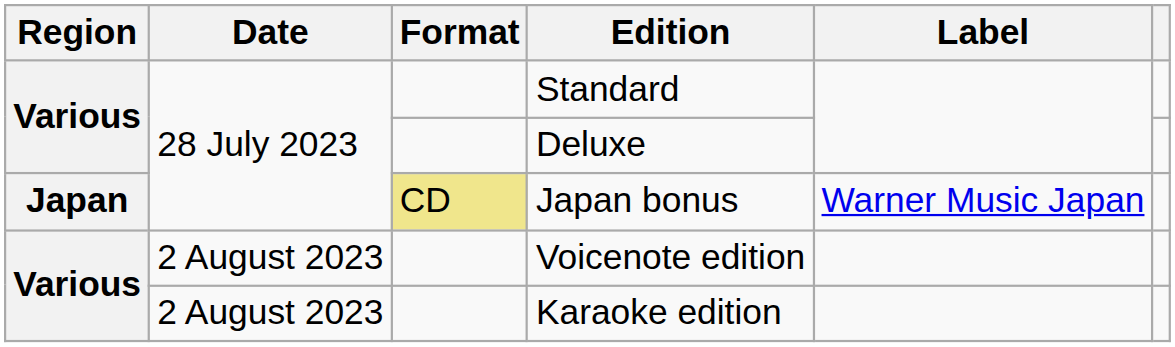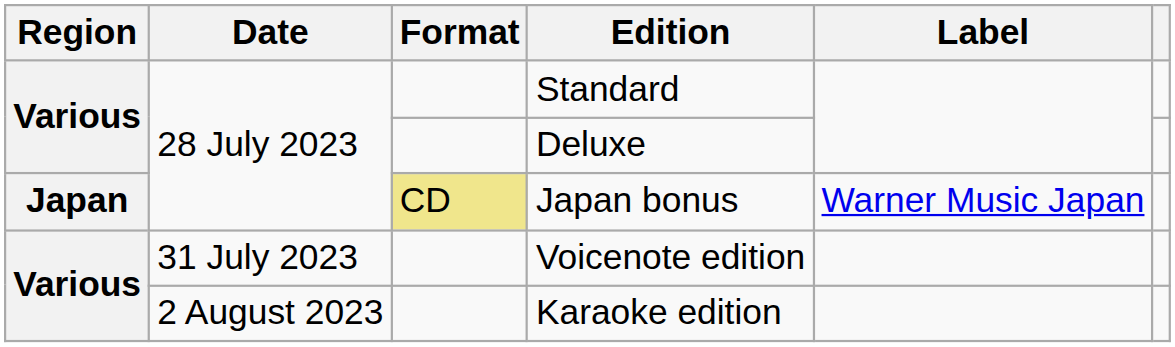(270, 256) 2 August 2023 -> (258, 256) 31 July 2023
